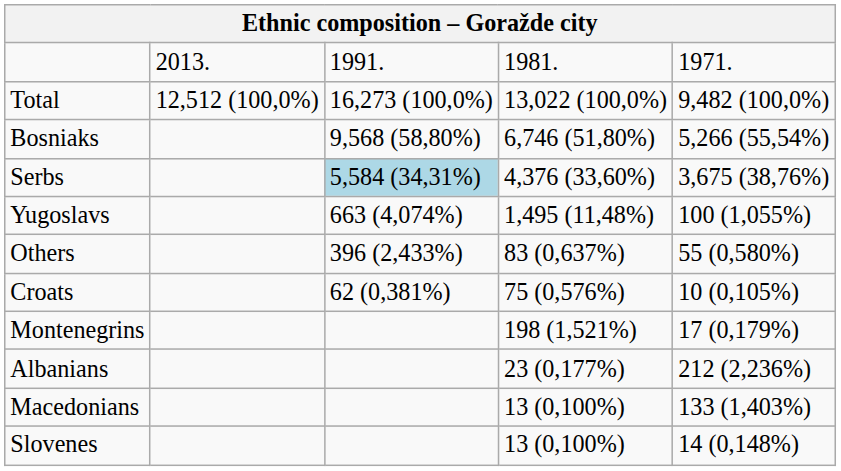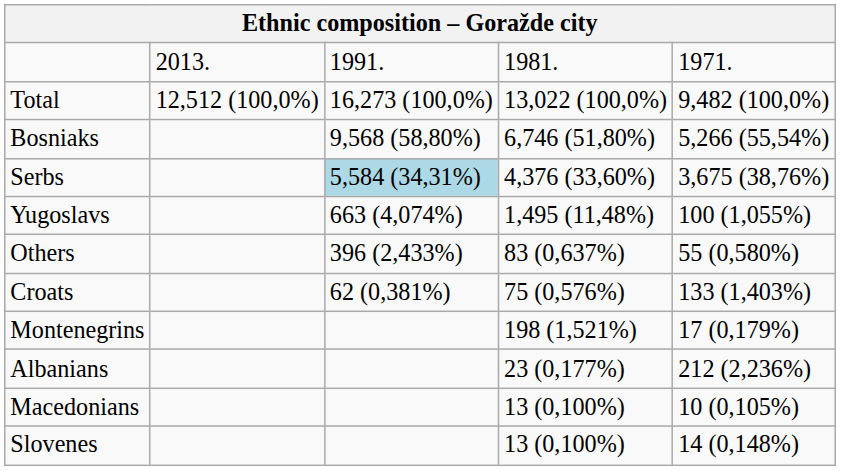(739, 291) 10 (0,105%) -> (745, 291) 133 (1,403%)
(745, 406) 133 (1,403%) -> (739, 406) 10 (0,105%)
